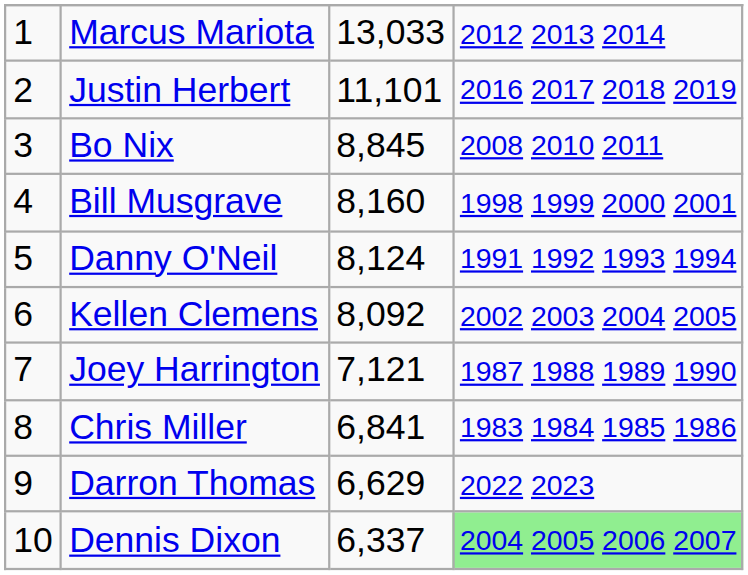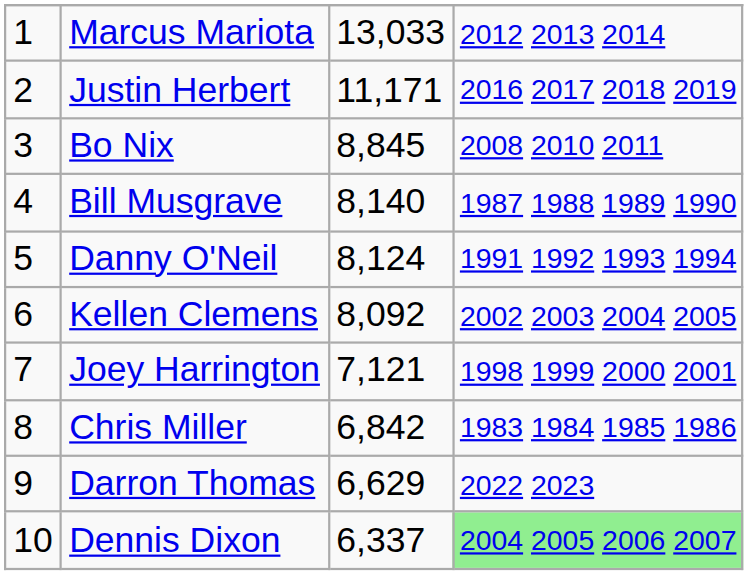(389, 88) 11,101 -> (389, 88) 11,171
(381, 201) 8,160 -> (381, 201) 8,140
(598, 202) 1998 1999 2000 2001 -> (598, 202) 1987 1988 1989 1990
(598, 371) 1987 1988 1989 1990 -> (598, 371) 1998 1999 2000 2001
(381, 426) 6,841 -> (381, 426) 6,842
